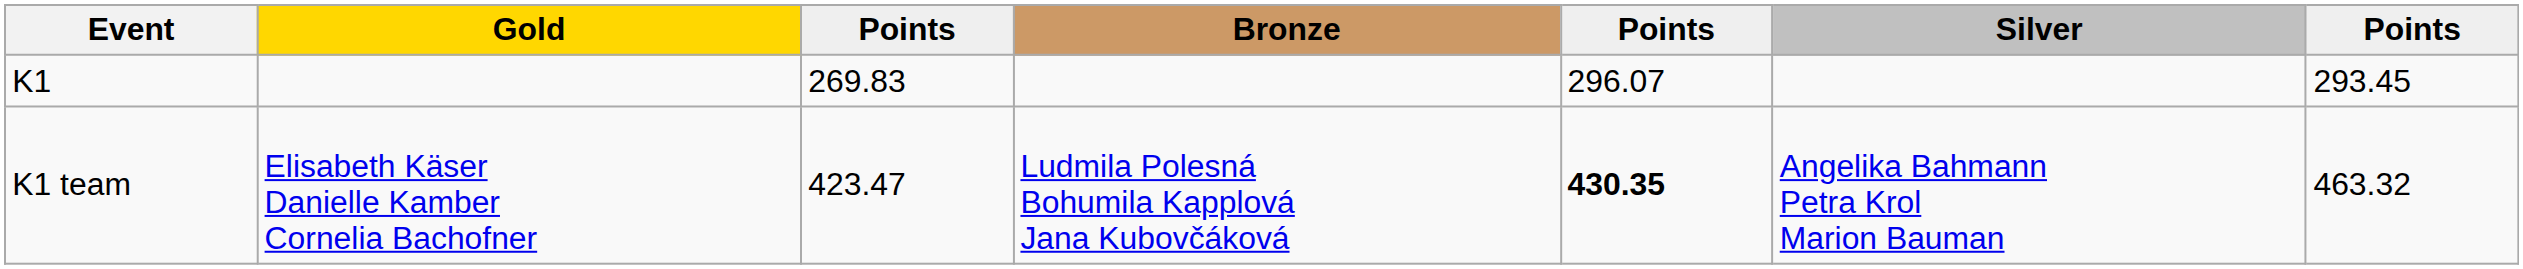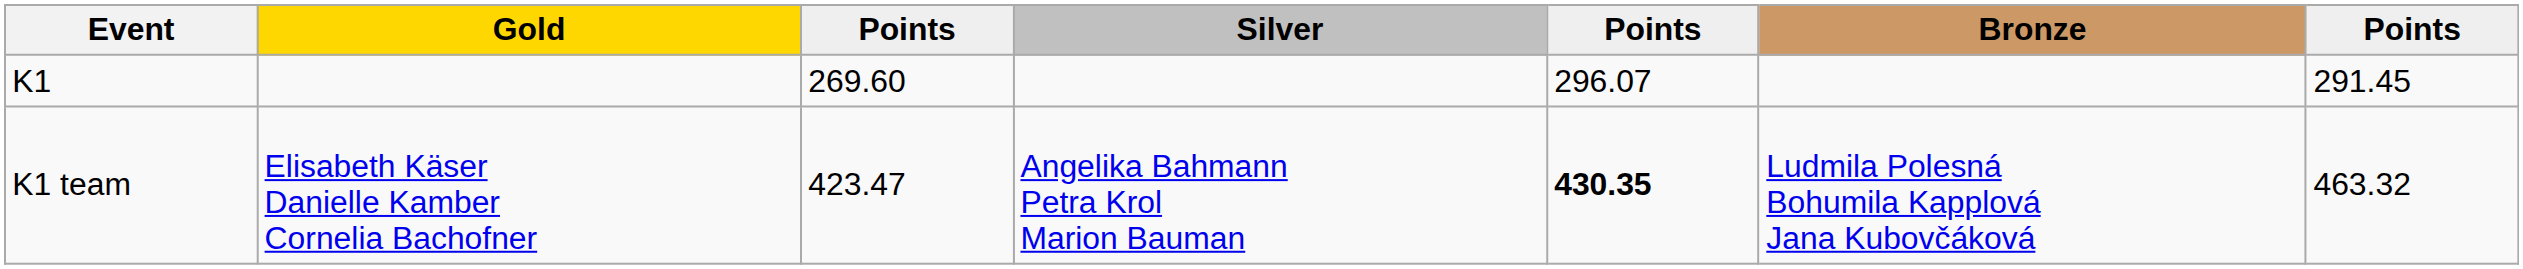columns swapped: (2039, 29) <-> (1287, 29)
(857, 80) 269.83 -> (857, 80) 269.60
(2362, 80) 293.45 -> (2362, 80) 291.45
